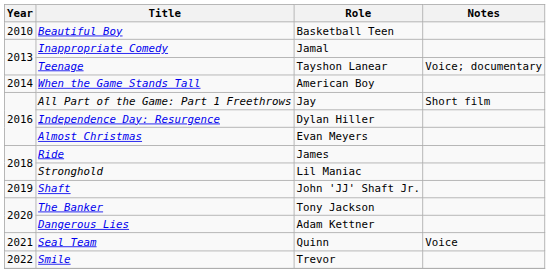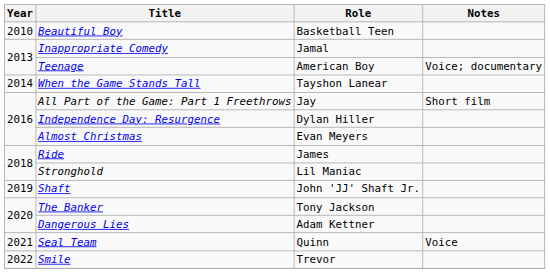(342, 66) Tayshon Lanear -> (336, 66) American Boy
(336, 84) American Boy -> (342, 84) Tayshon Lanear
